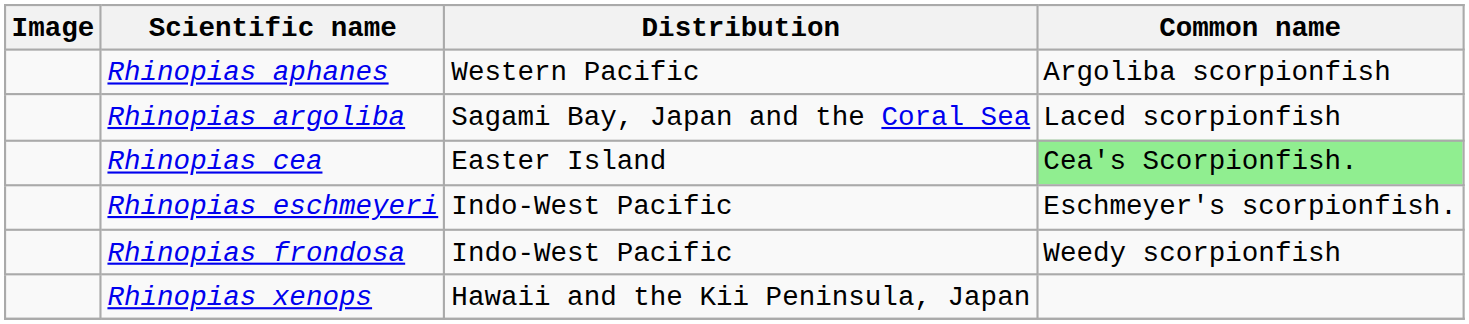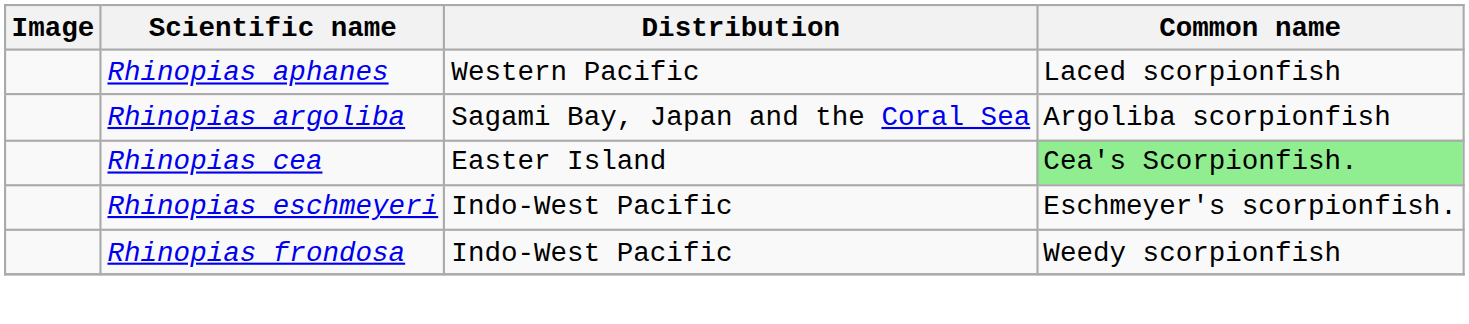(1217, 72) Argoliba scorpionfish -> (1192, 72) Laced scorpionfish
(1192, 117) Laced scorpionfish -> (1217, 117) Argoliba scorpionfish
- row: (240, 297)
